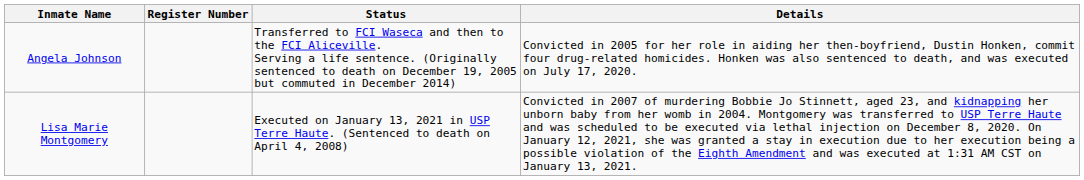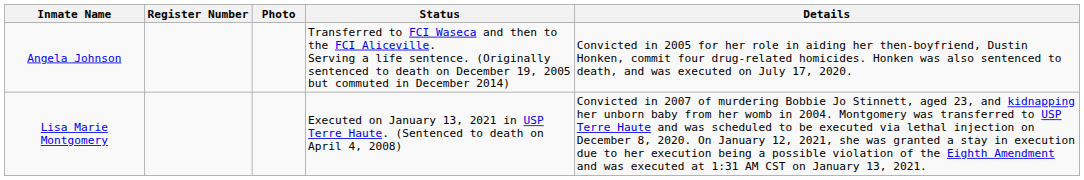+ column: (279, 14)
